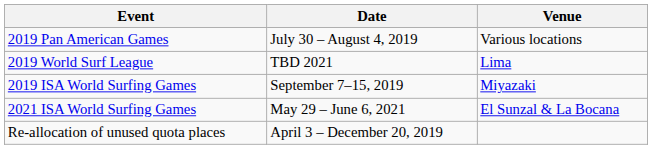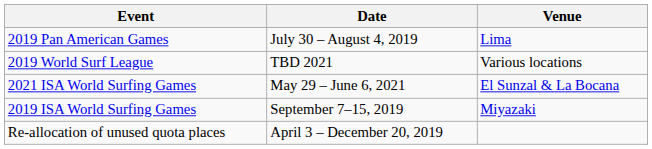(531, 39) Various locations -> (496, 39) Lima
(496, 62) Lima -> (531, 62) Various locations
rows swapped: (102, 86) <-> (102, 109)
